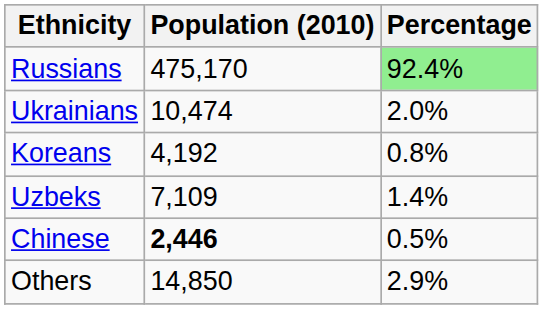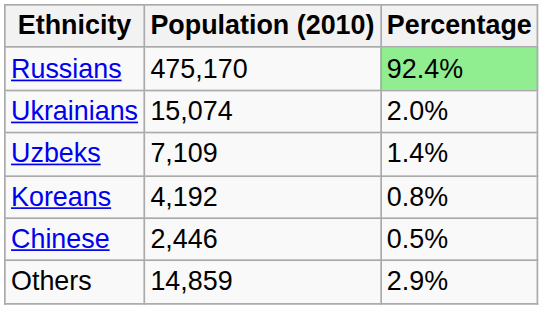(192, 111) 10,474 -> (192, 111) 15,074
rows swapped: (56, 196) <-> (61, 153)
(184, 238) bold -> (184, 238) normal
(192, 281) 14,850 -> (192, 281) 14,859
